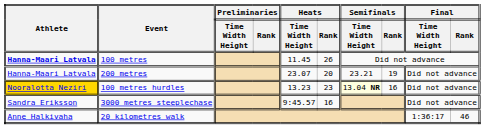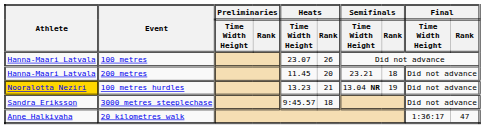(52, 59) bold -> (52, 59) normal
(299, 59) 11.45 -> (299, 59) 23.07
(299, 73) 23.07 -> (299, 73) 11.45
(393, 73) 19 -> (393, 73) 18
(328, 87) 23 -> (328, 87) 21
(361, 87) lightyellow background -> (361, 87) no background
(393, 87) 16 -> (393, 87) 19
(328, 102) 16 -> (328, 102) 18
(465, 116) 46 -> (465, 116) 47
